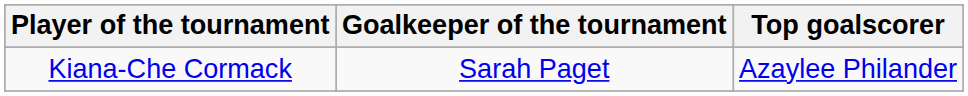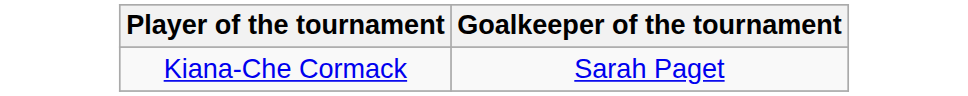- column: (848, 25)
